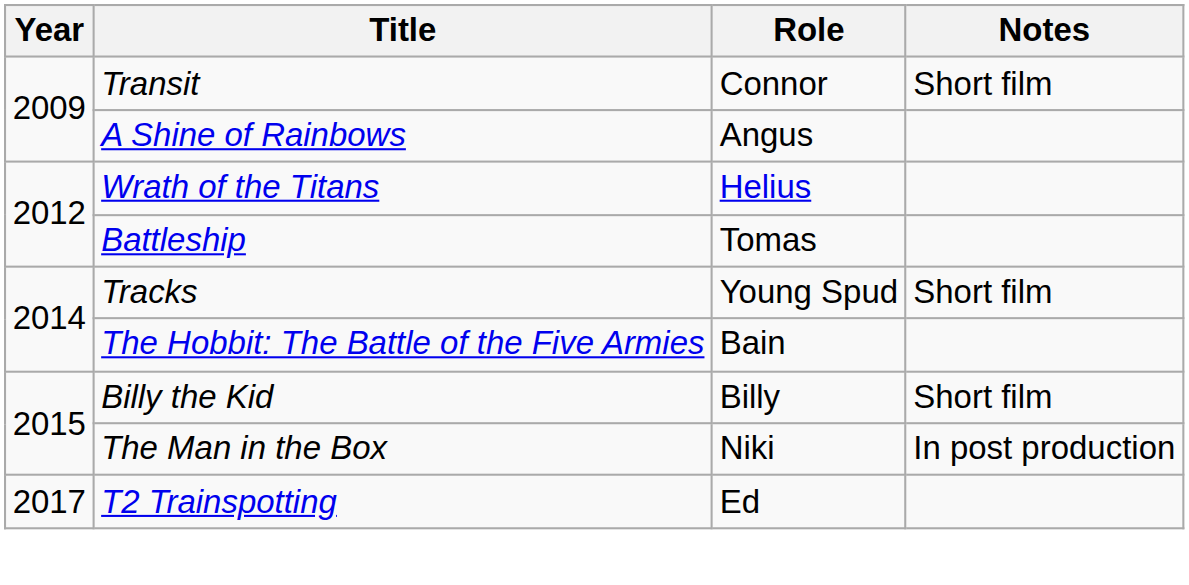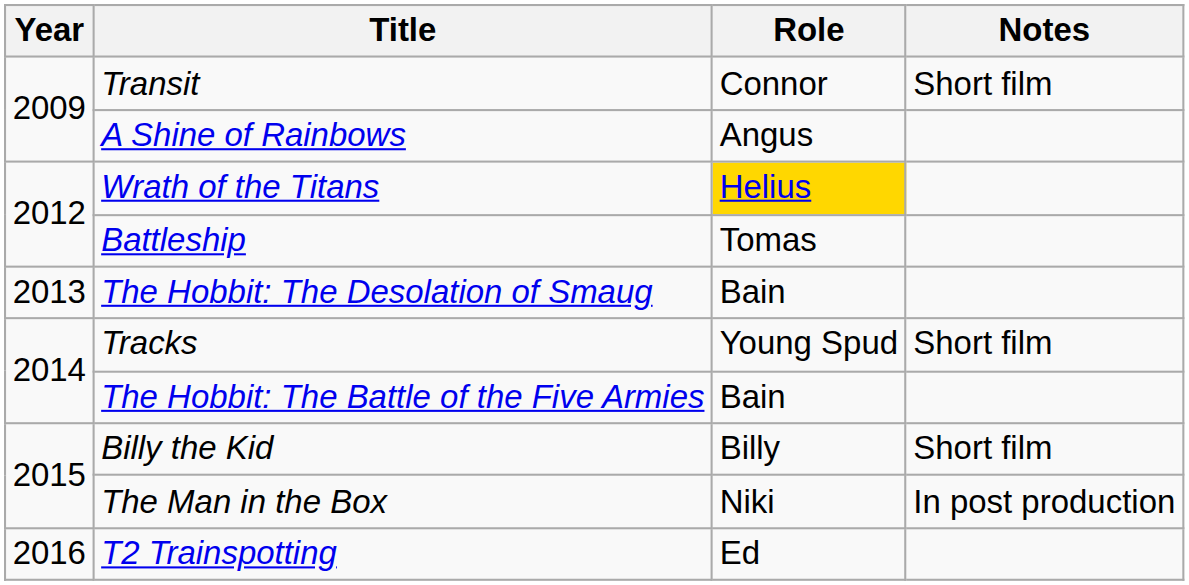(765, 187) no background -> (765, 187) gold background
+ row: (377, 291)
(49, 501) 2017 -> (49, 553) 2016
